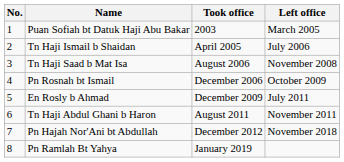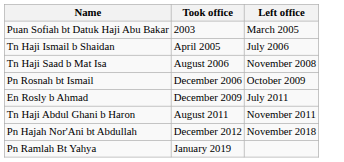- column: (15, 13)
